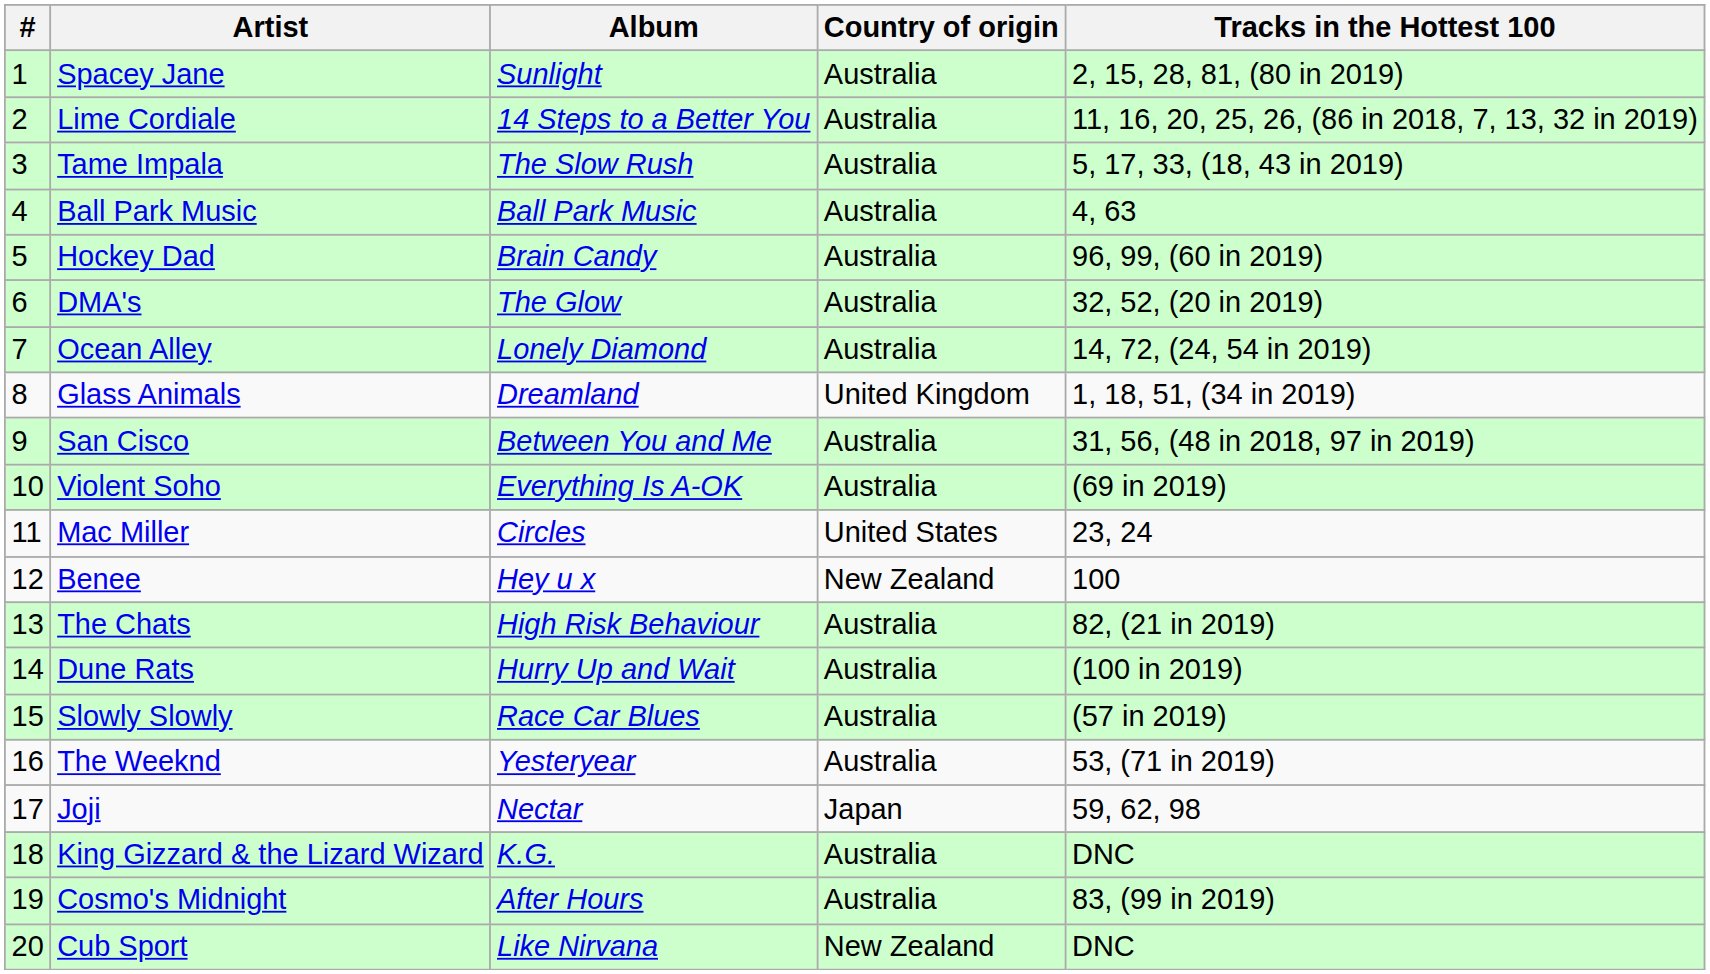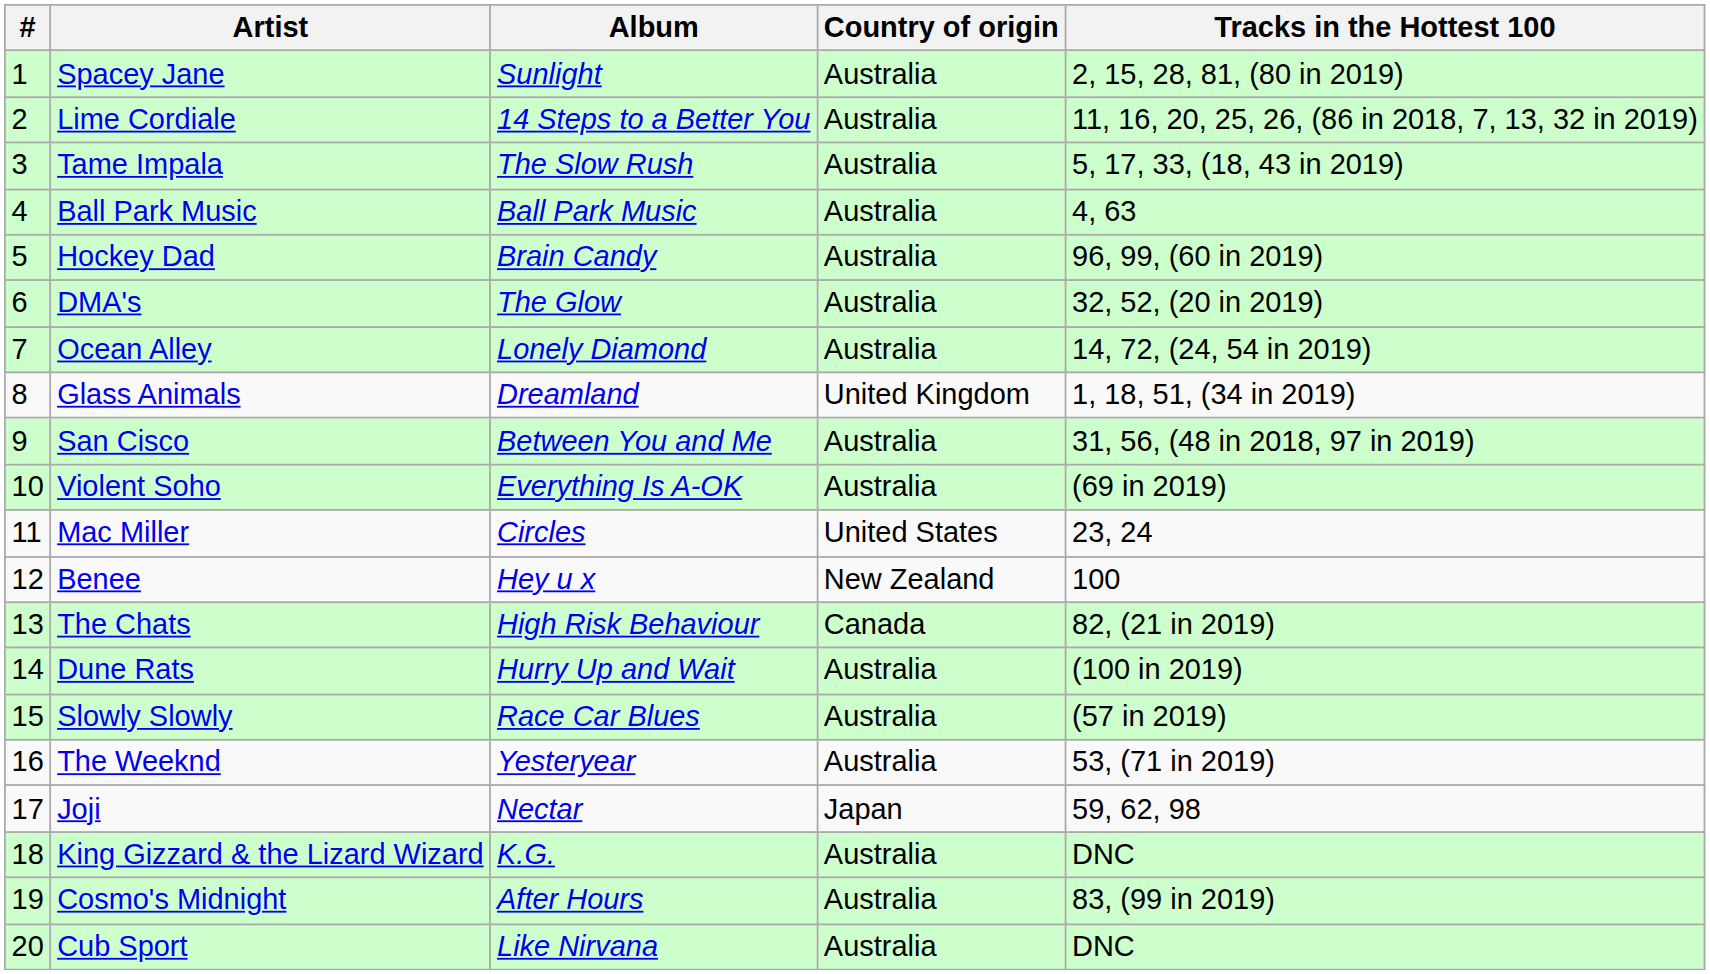(880, 624) Australia -> (875, 624) Canada
(909, 946) New Zealand -> (880, 946) Australia
